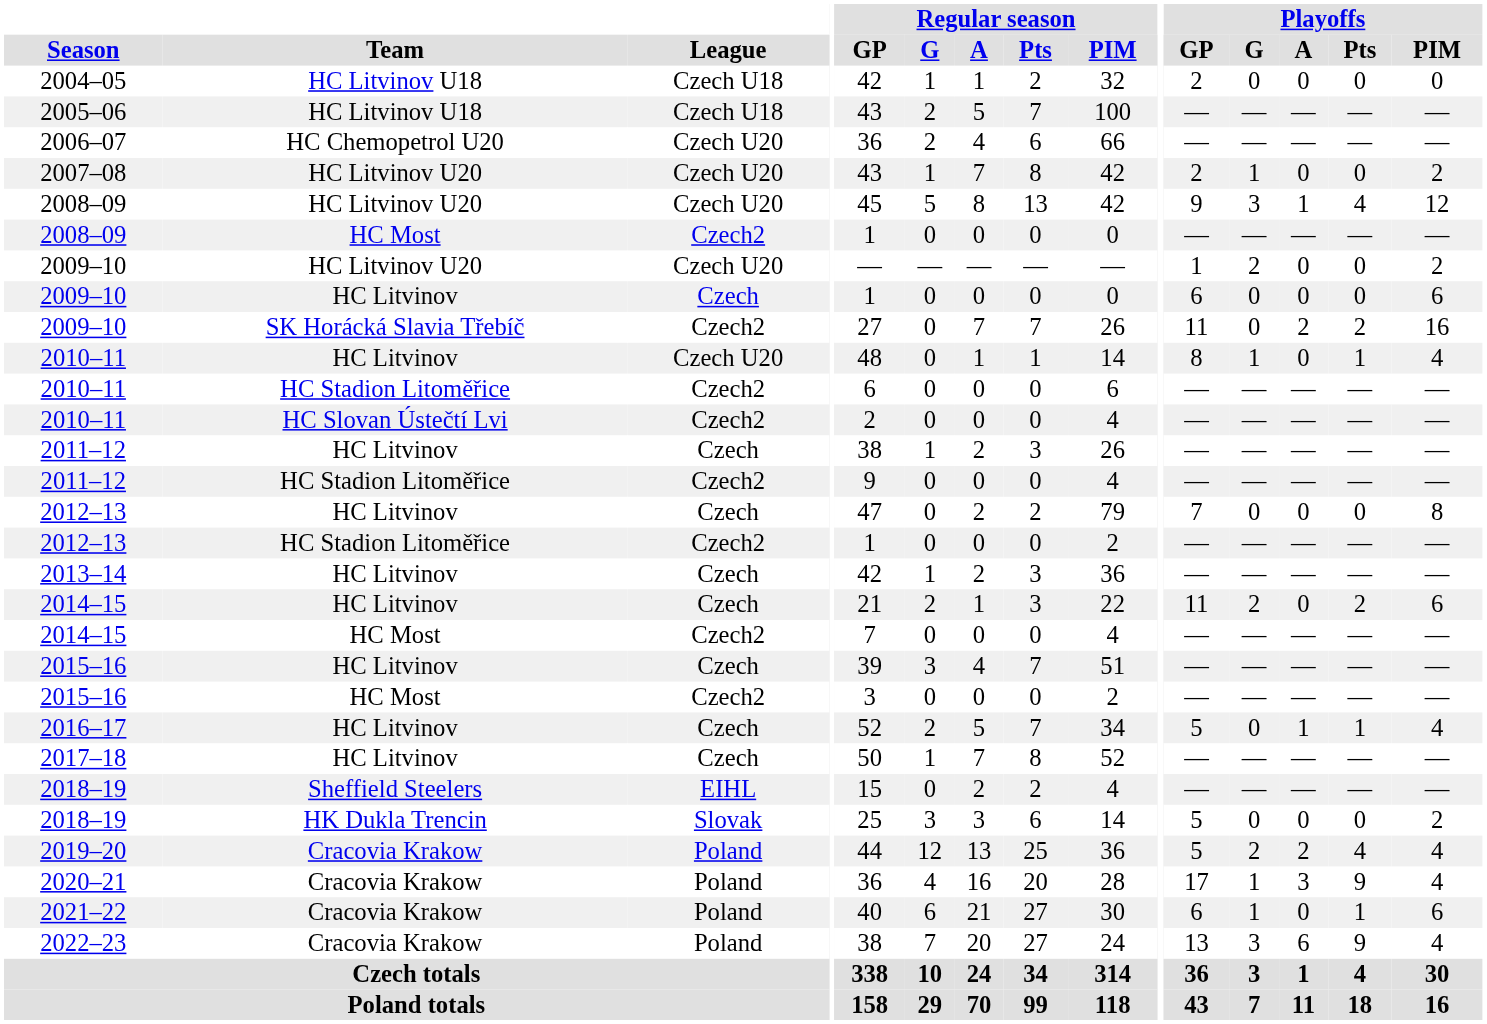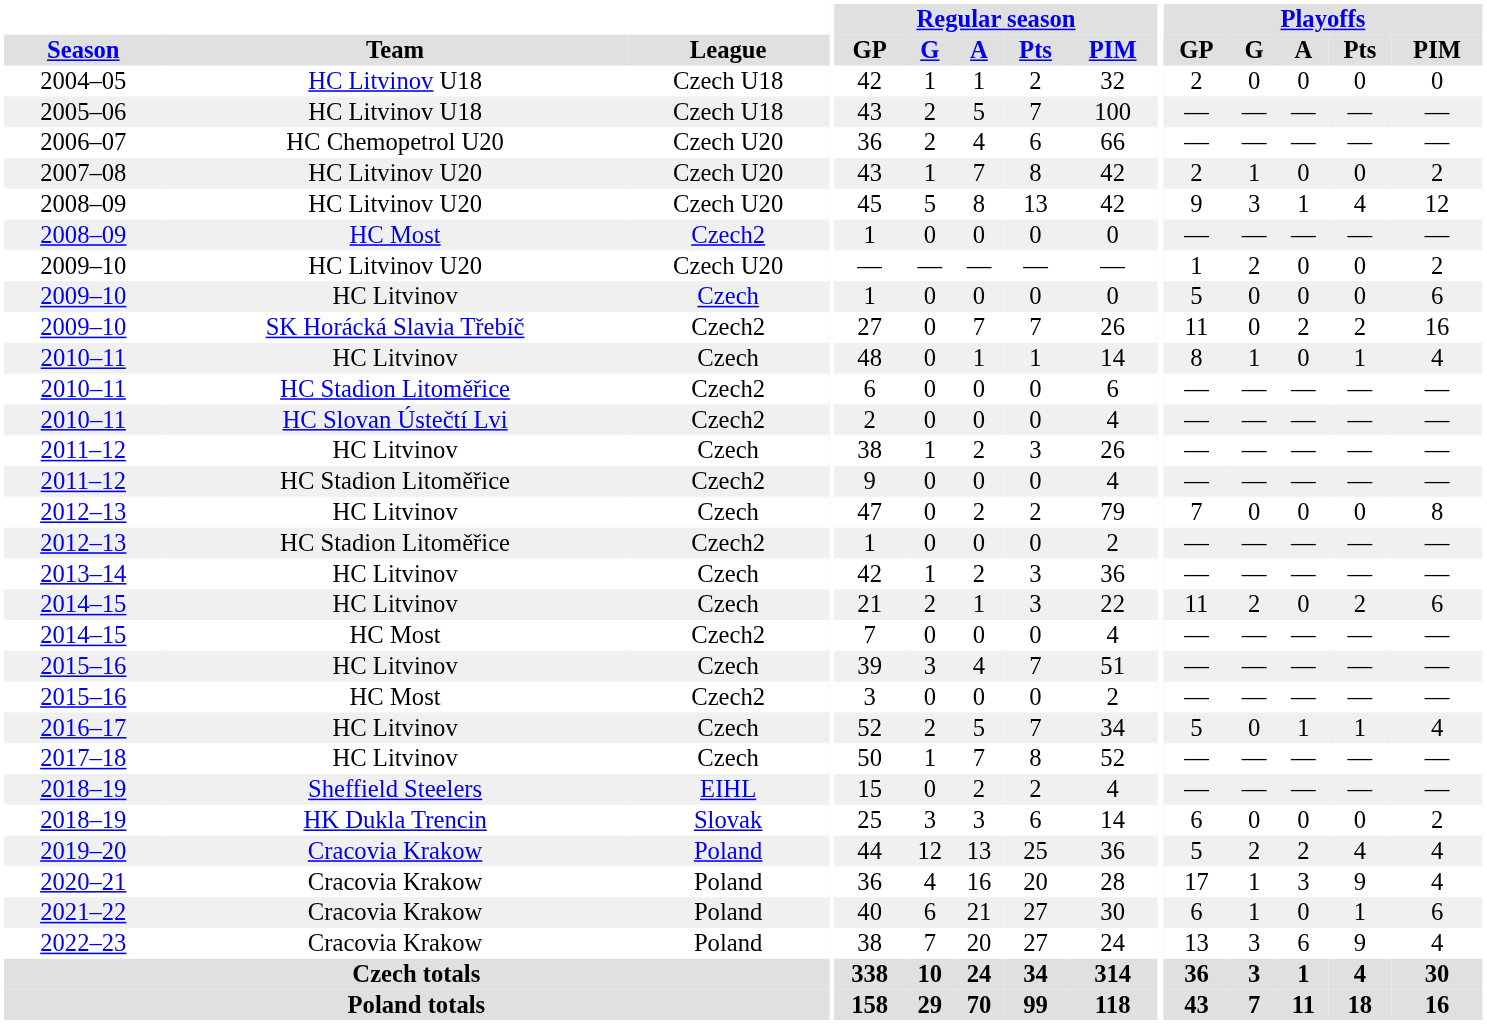(1196, 296) 6 -> (1196, 296) 5
(728, 357) Czech U20 -> (728, 357) Czech
(1196, 819) 5 -> (1196, 819) 6
